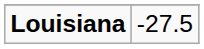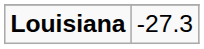(165, 24) -27.5 -> (165, 24) -27.3
